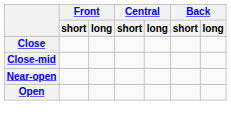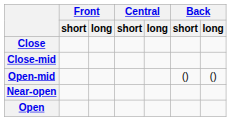+ row: (32, 76)
